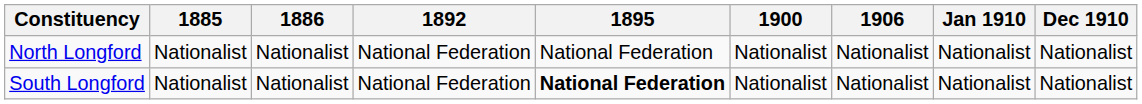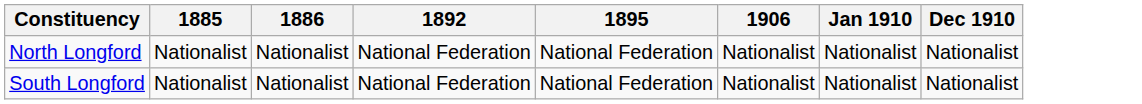- column: (781, 20)
(632, 83) bold -> (626, 83) normal
